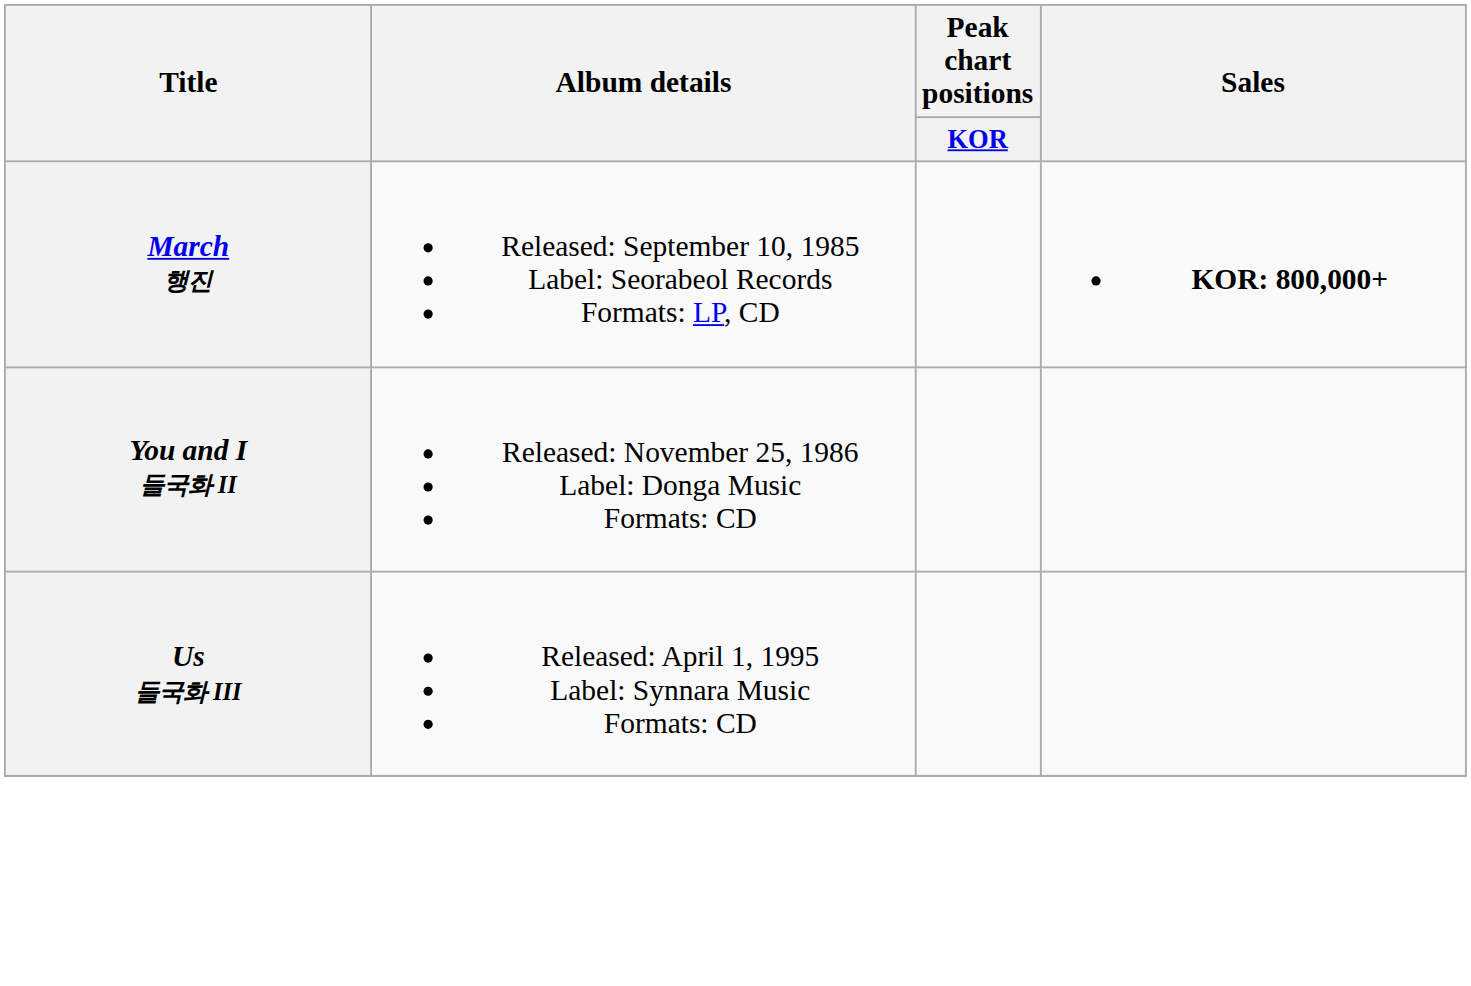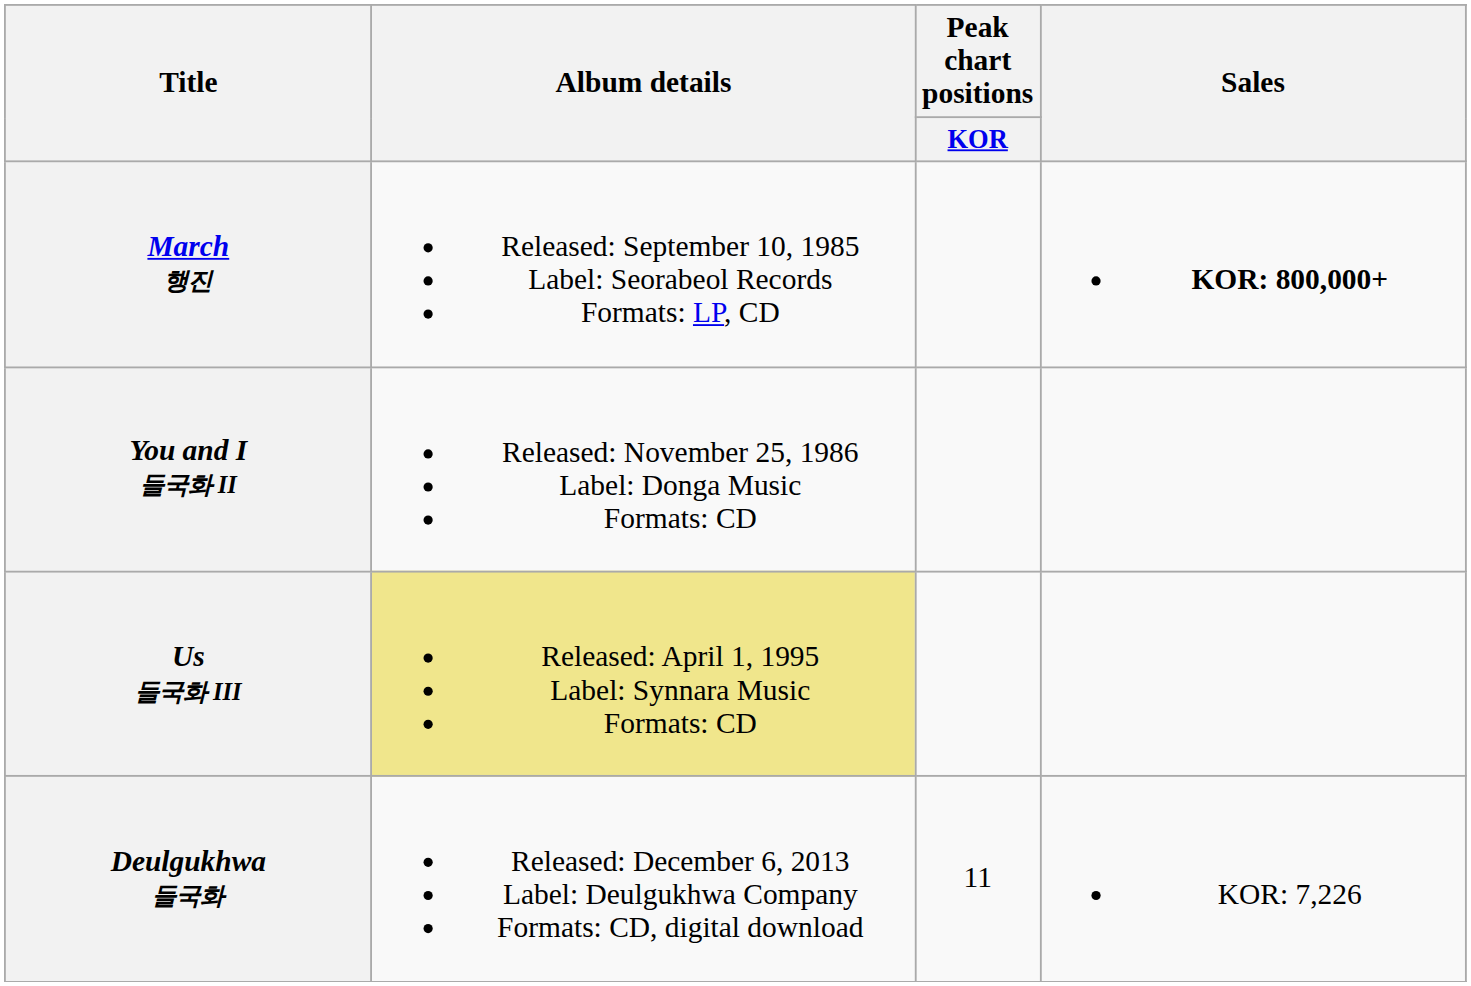(644, 690) no background -> (644, 690) khaki background
+ row: (188, 877)
